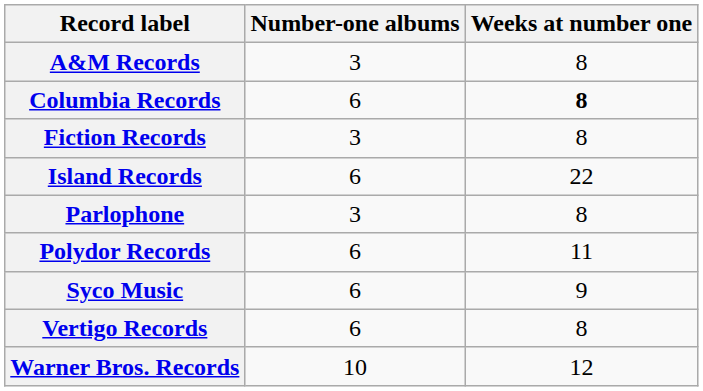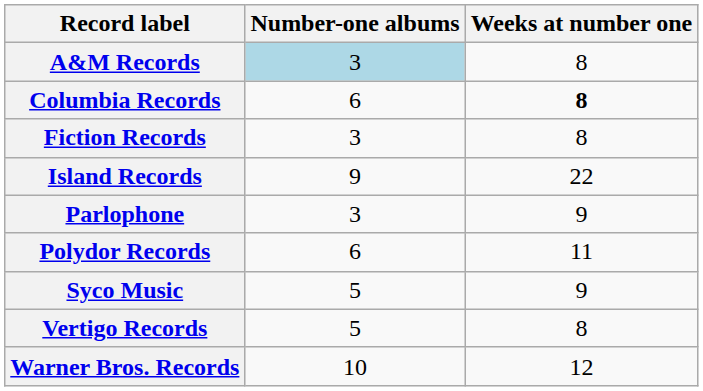(355, 61) no background -> (355, 61) lightblue background
(355, 175) 6 -> (355, 175) 9
(581, 213) 8 -> (581, 213) 9
(355, 289) 6 -> (355, 289) 5
(355, 328) 6 -> (355, 328) 5
